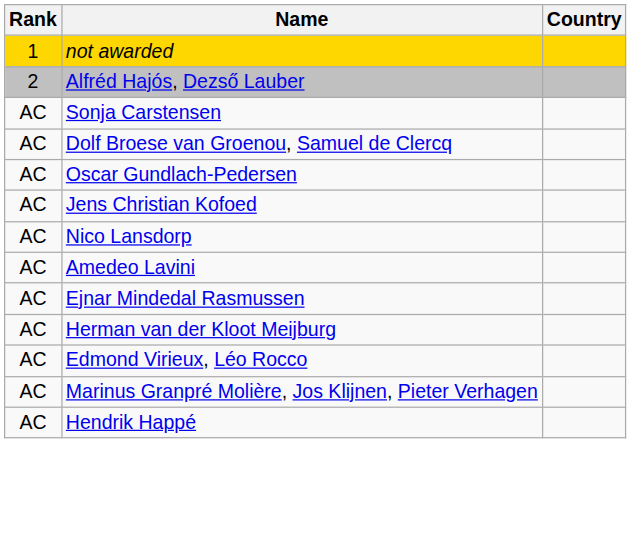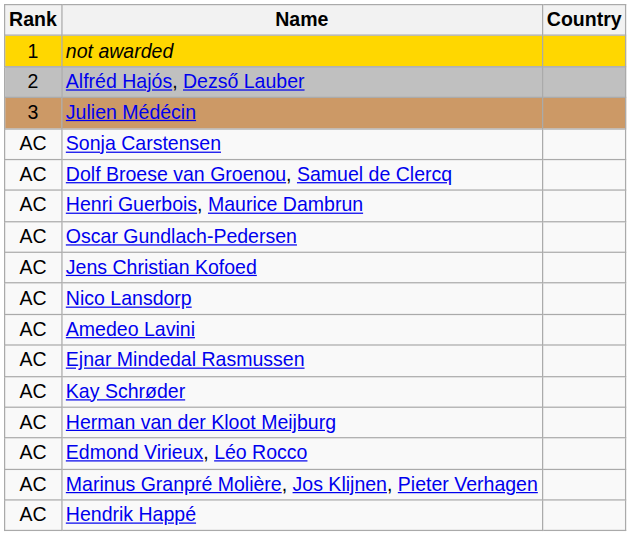+ row: (131, 112)
+ row: (214, 205)
+ row: (126, 391)
